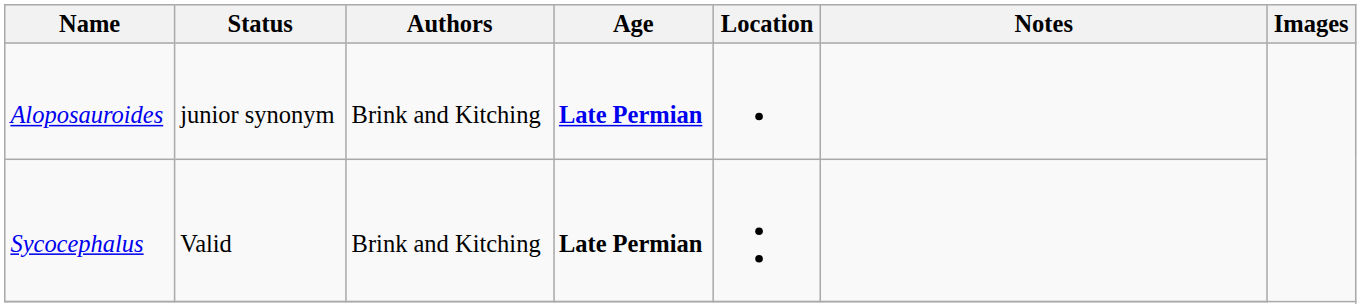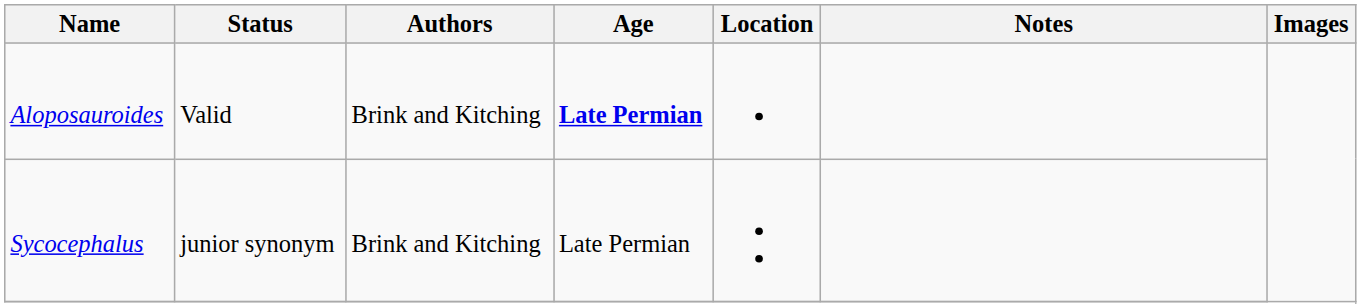(257, 114) junior synonym -> (206, 114) Valid
(206, 243) Valid -> (257, 243) junior synonym
(631, 243) bold -> (625, 243) normal
